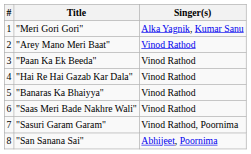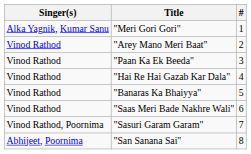columns swapped: (9, 12) <-> (193, 12)
